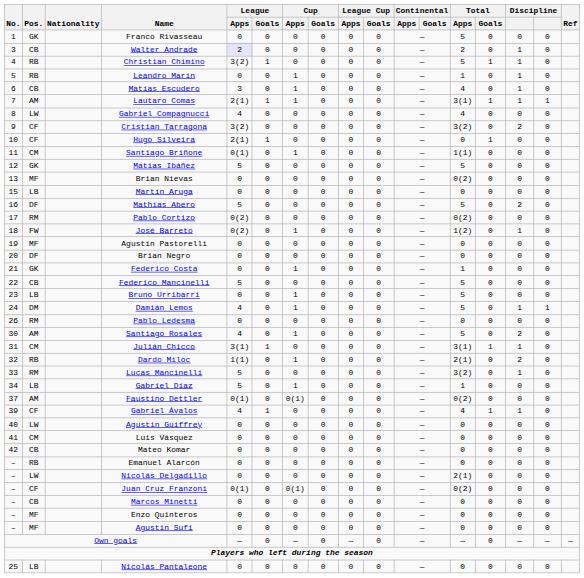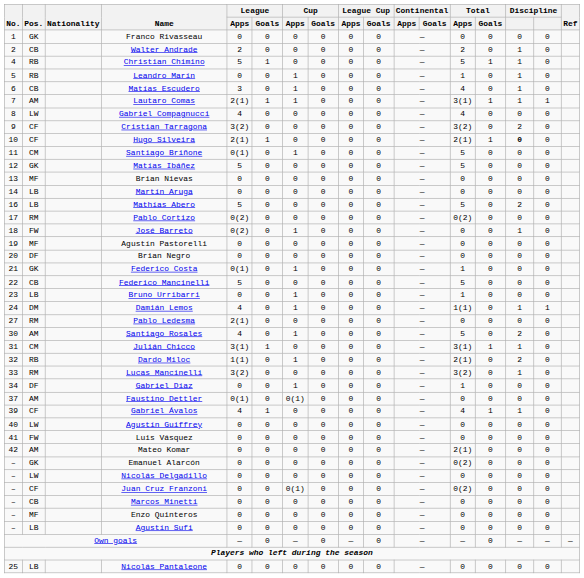(463, 37) 5 -> (463, 37) 0
(13, 50) 3 -> (13, 50) 2
(240, 50) lavender background -> (240, 50) no background
(240, 62) 3(2) -> (240, 62) 5
(463, 140) 0 -> (463, 140) 2(1)
(520, 140) normal -> (520, 140) bold
(463, 153) 1(1) -> (463, 153) 5
(463, 179) 0(2) -> (463, 179) 0
(13, 192) 15 -> (13, 192) 14
(34, 205) DF -> (34, 205) LB
(463, 230) 1(2) -> (463, 230) 0
(240, 269) 0 -> (240, 269) 0(1)
(463, 295) 5 -> (463, 295) 1
(463, 308) 5 -> (463, 308) 1(1)
(13, 321) 26 -> (13, 321) 27
(240, 321) 0 -> (240, 321) 2(1)
(240, 373) 5 -> (240, 373) 3(2)
(34, 386) LB -> (34, 386) DF
(240, 386) 5 -> (240, 386) 0
(463, 398) 0(2) -> (463, 398) 0
(34, 437) CM -> (34, 437) FW
(34, 450) CB -> (34, 450) AM
(463, 450) 0 -> (463, 450) 2(1)
(34, 463) RB -> (34, 463) GK
(463, 463) 0 -> (463, 463) 0(2)
(463, 476) 2(1) -> (463, 476) 0
(240, 489) 0(1) -> (240, 489) 0
(34, 528) MF -> (34, 528) LB
